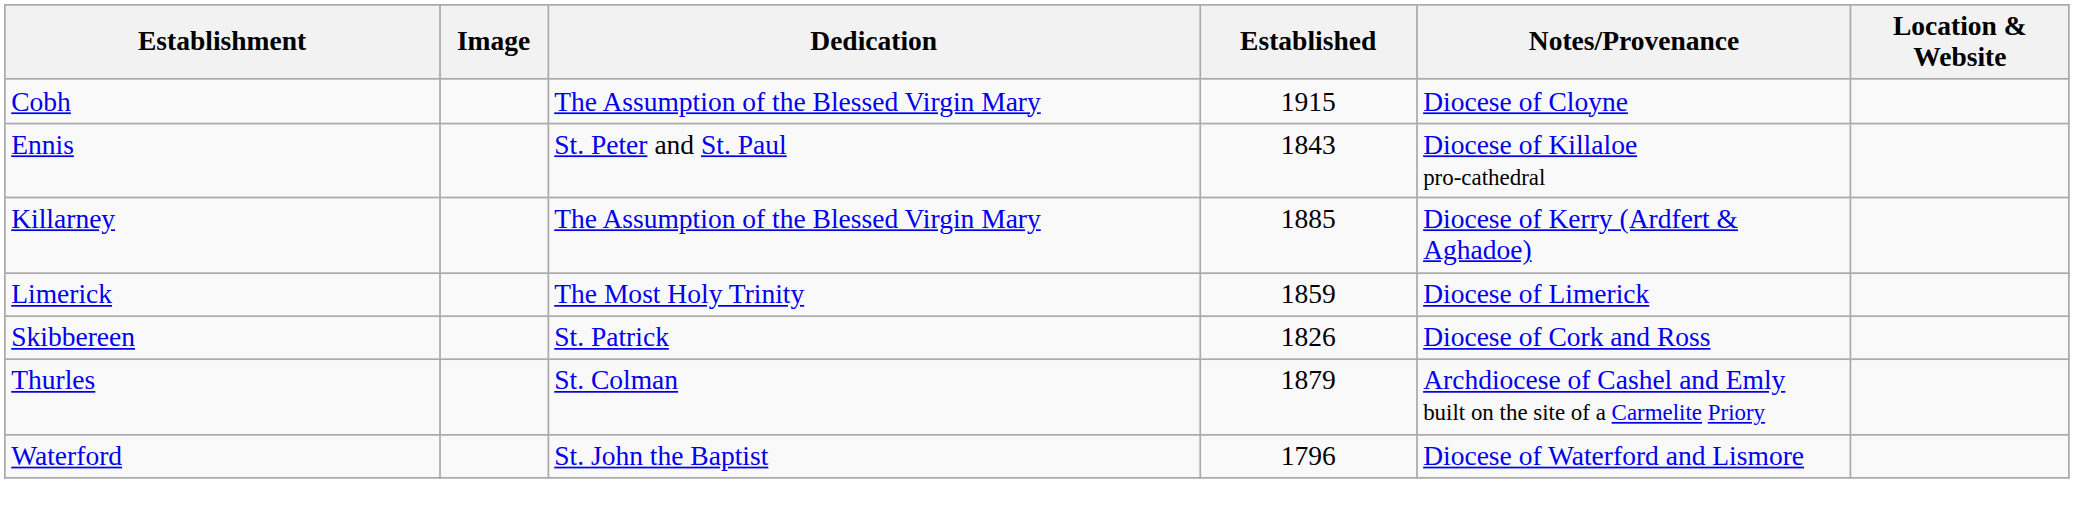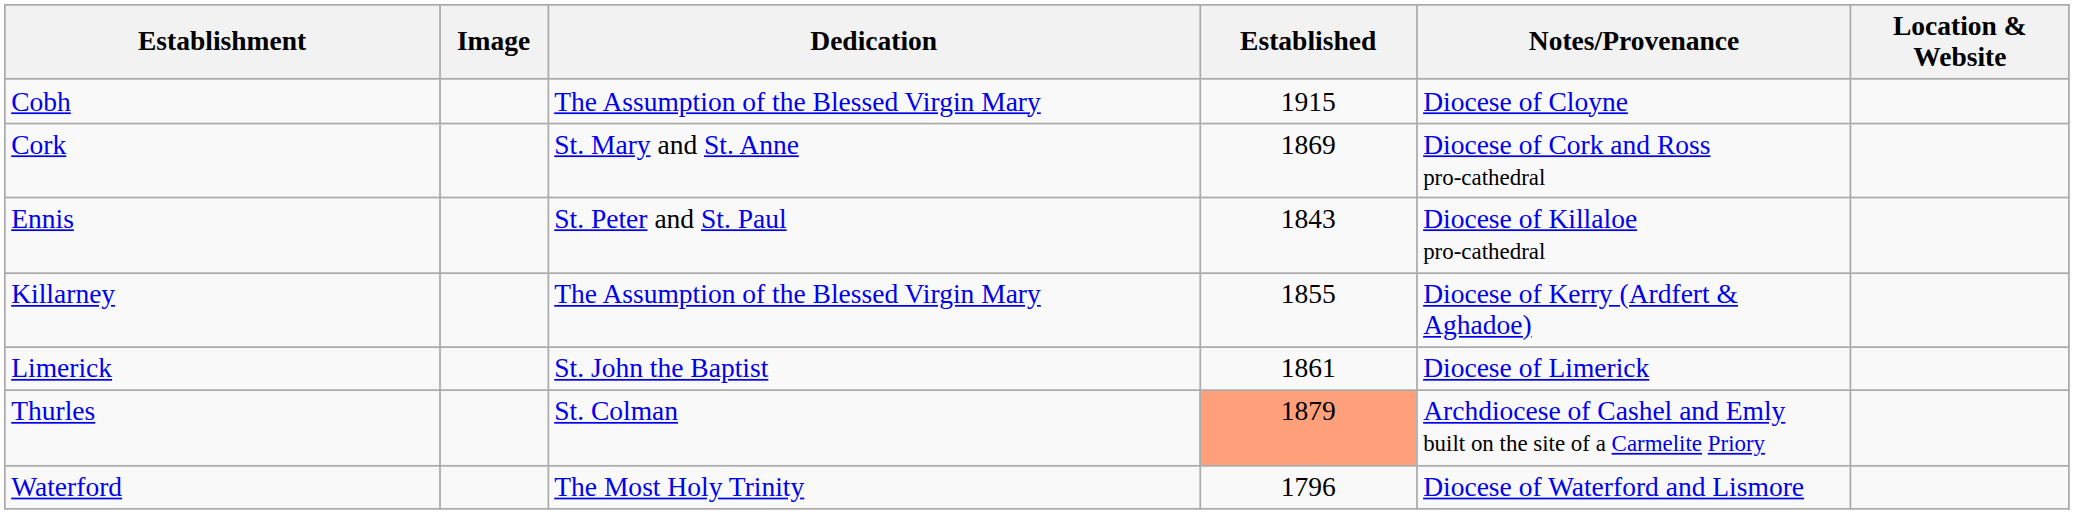+ row: (39, 144)
(1308, 219) 1885 -> (1308, 293) 1855
(679, 293) The Most Holy Trinity -> (661, 368) St. John the Baptist
(1308, 293) 1859 -> (1308, 368) 1861
- row: (73, 337)
(1308, 381) no background -> (1308, 412) lightsalmon background
(661, 455) St. John the Baptist -> (679, 486) The Most Holy Trinity
